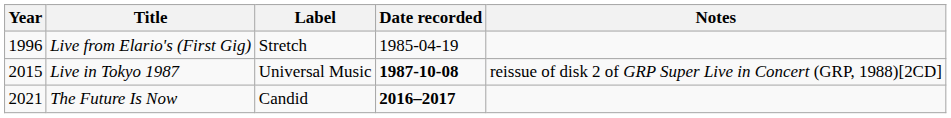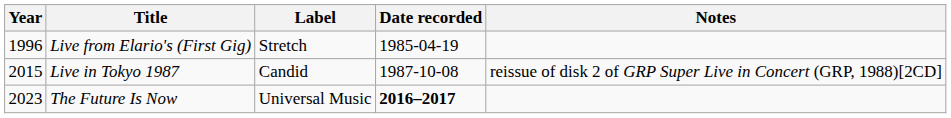(315, 71) Universal Music -> (283, 71) Candid
(419, 71) bold -> (419, 71) normal
(25, 98) 2021 -> (25, 98) 2023
(283, 98) Candid -> (315, 98) Universal Music
